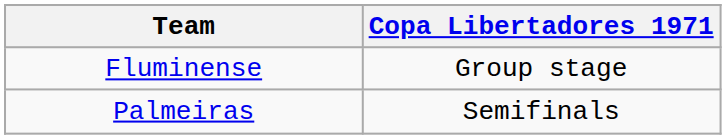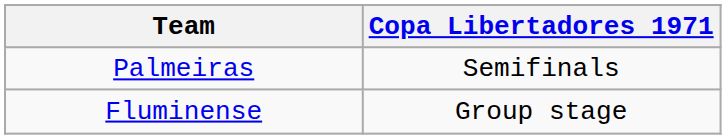rows swapped: (184, 69) <-> (184, 111)
